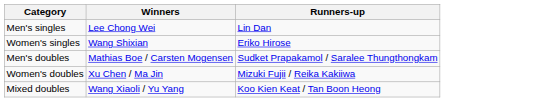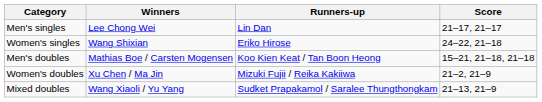+ column: (488, 12)
(338, 58) Sudket Prapakamol / Saralee Thungthongkam -> (309, 58) Koo Kien Keat / Tan Boon Heong
(309, 89) Koo Kien Keat / Tan Boon Heong -> (338, 89) Sudket Prapakamol / Saralee Thungthongkam
